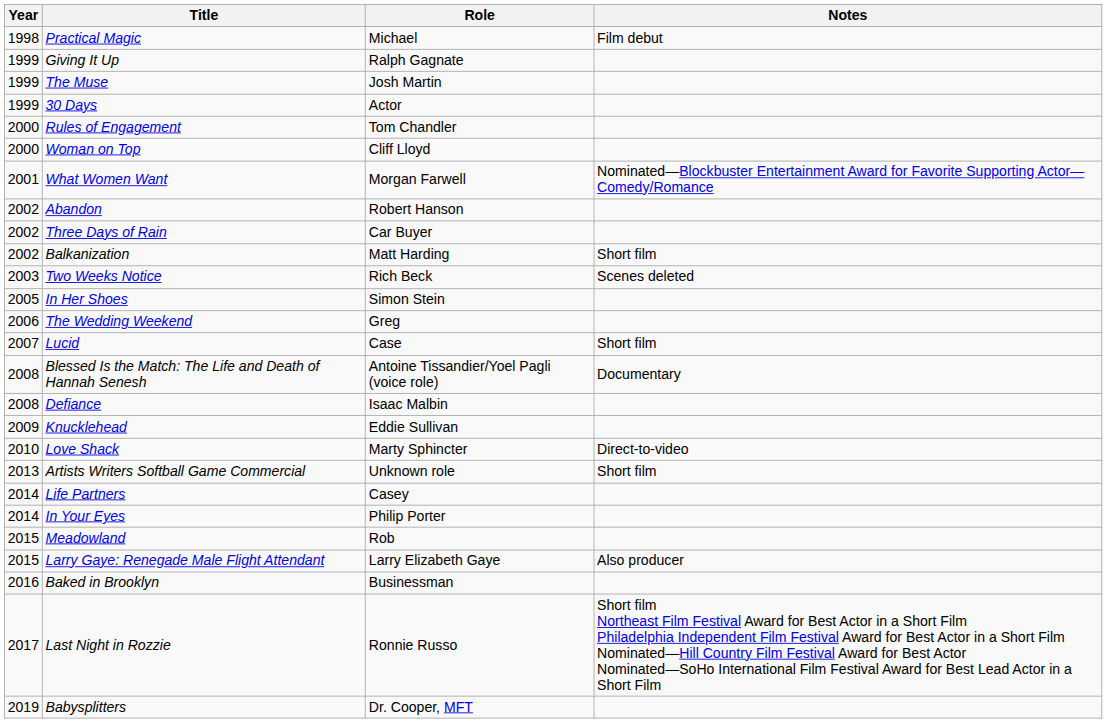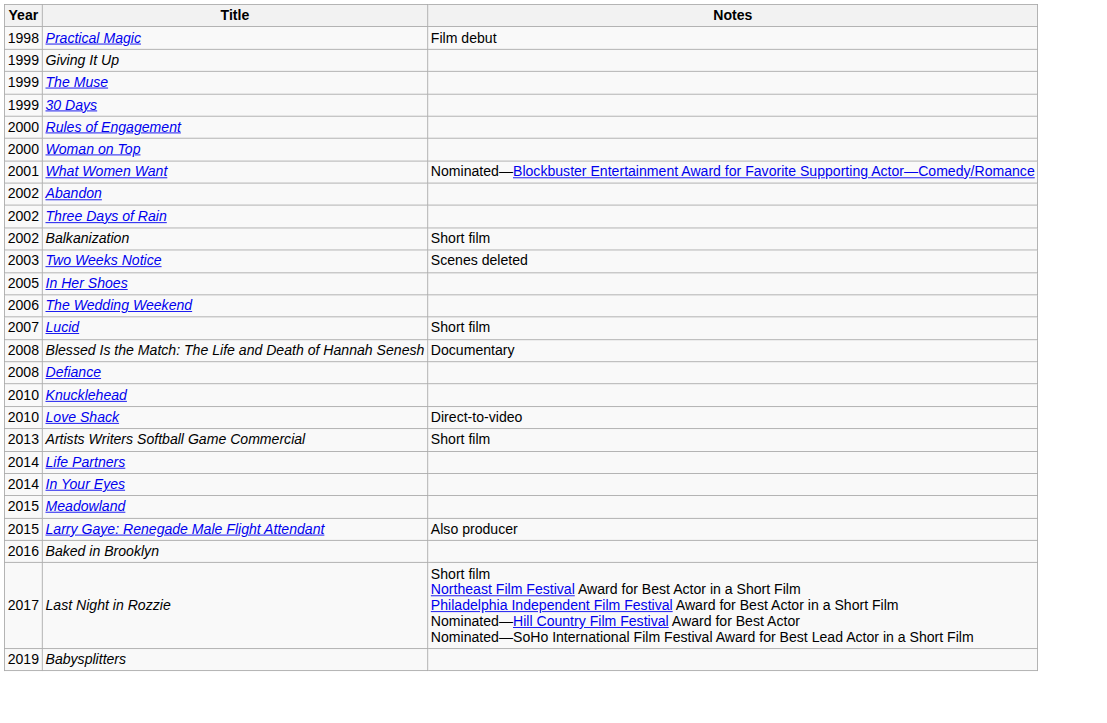- column: (480, 15)
(23, 426) 2009 -> (23, 395) 2010
